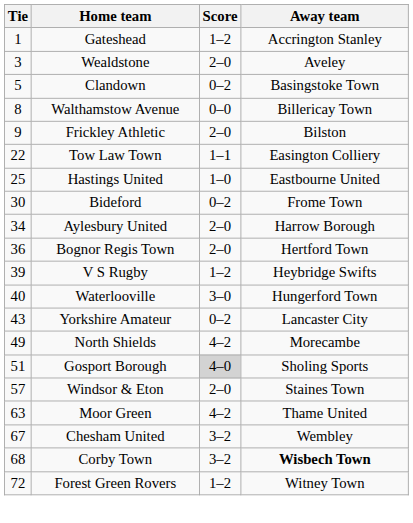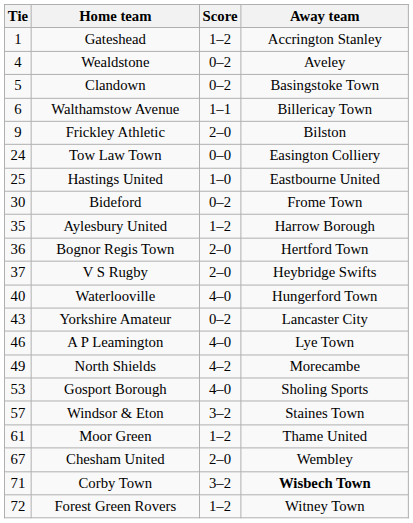(18, 62) 3 -> (18, 62) 4
(220, 62) 2–0 -> (220, 62) 0–2
(18, 109) 8 -> (18, 109) 6
(220, 109) 0–0 -> (220, 109) 1–1
(18, 156) 22 -> (18, 156) 24
(220, 156) 1–1 -> (220, 156) 0–0
(18, 226) 34 -> (18, 226) 35
(220, 226) 2–0 -> (220, 226) 1–2
(18, 272) 39 -> (18, 272) 37
(220, 272) 1–2 -> (220, 272) 2–0
(220, 296) 3–0 -> (220, 296) 4–0
+ row: (115, 343)
(18, 366) 51 -> (18, 389) 53
(220, 366) lightgrey background -> (220, 389) no background
(220, 389) 2–0 -> (220, 413) 3–2
(18, 413) 63 -> (18, 436) 61
(220, 413) 4–2 -> (220, 436) 1–2
(220, 436) 3–2 -> (220, 459) 2–0
(18, 459) 68 -> (18, 483) 71
